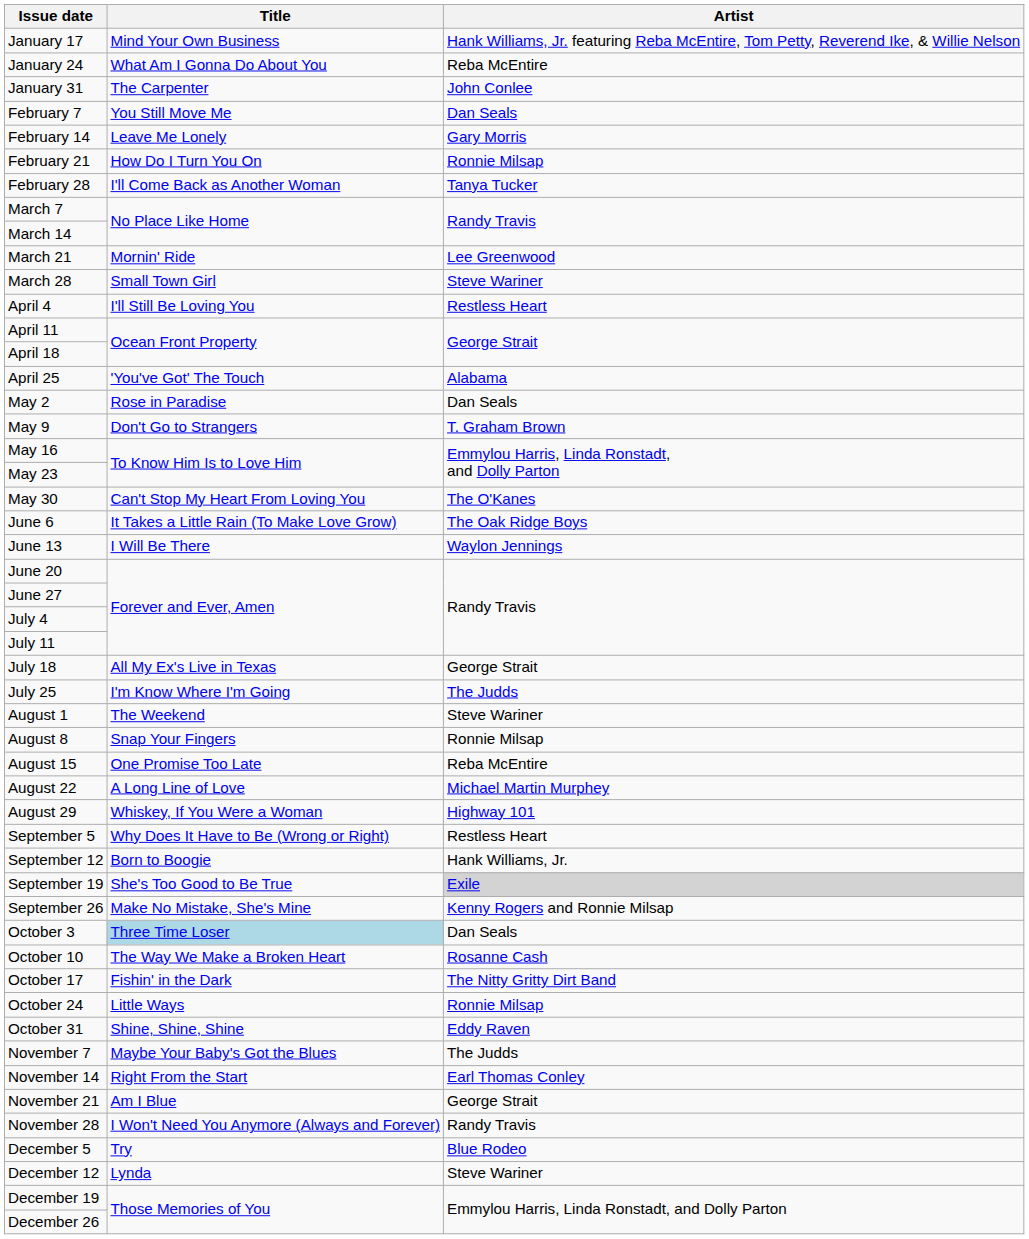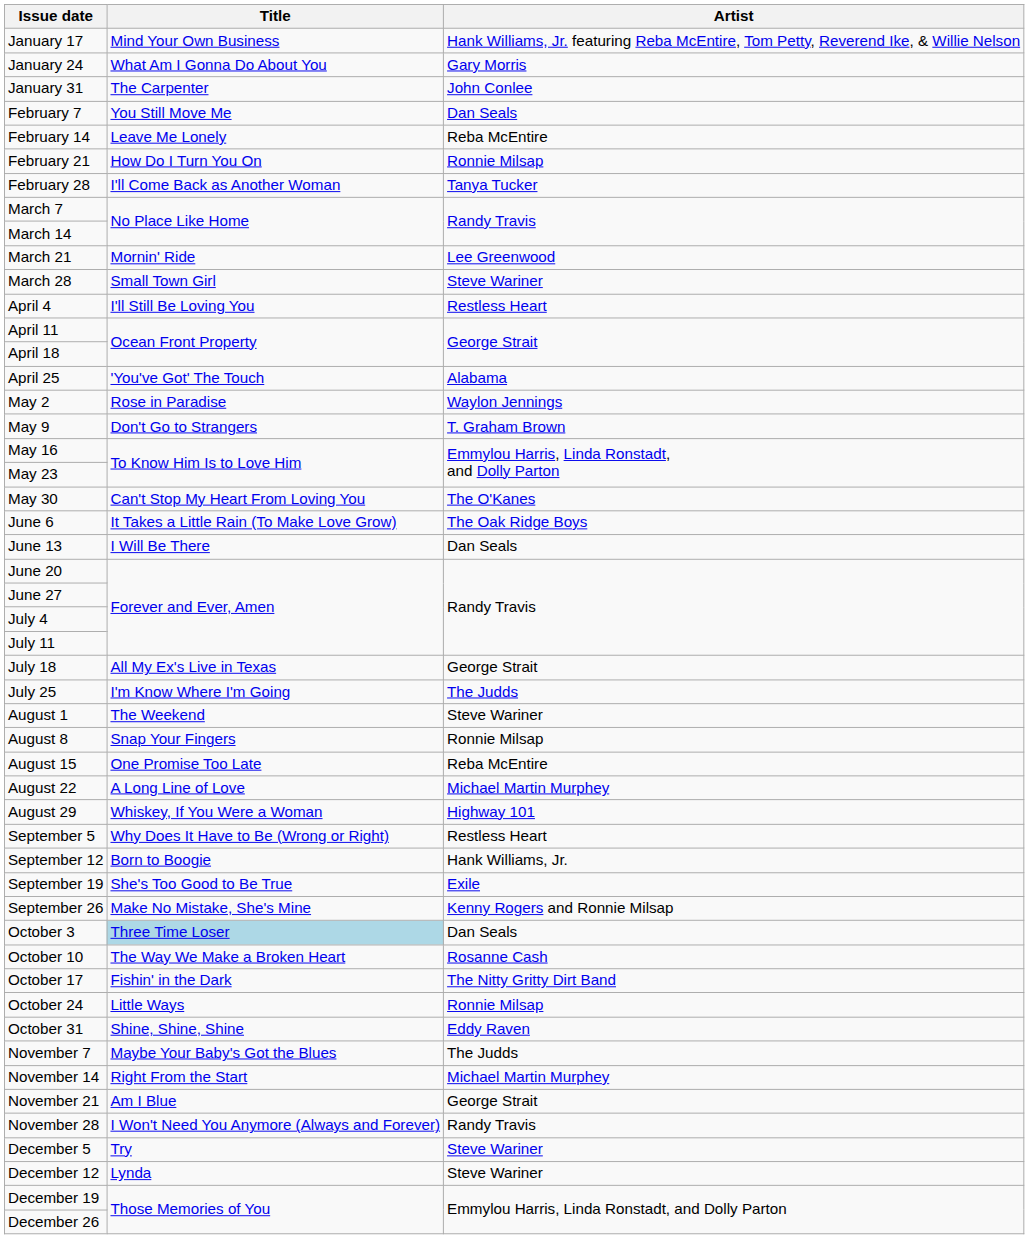(497, 64) Reba McEntire -> (487, 64) Gary Morris
(487, 137) Gary Morris -> (497, 137) Reba McEntire
(482, 402) Dan Seals -> (505, 402) Waylon Jennings
(505, 546) Waylon Jennings -> (482, 546) Dan Seals
(464, 884) lightgrey background -> (464, 884) no background
(516, 1077) Earl Thomas Conley -> (528, 1077) Michael Martin Murphey
(487, 1149) Blue Rodeo -> (495, 1149) Steve Wariner
